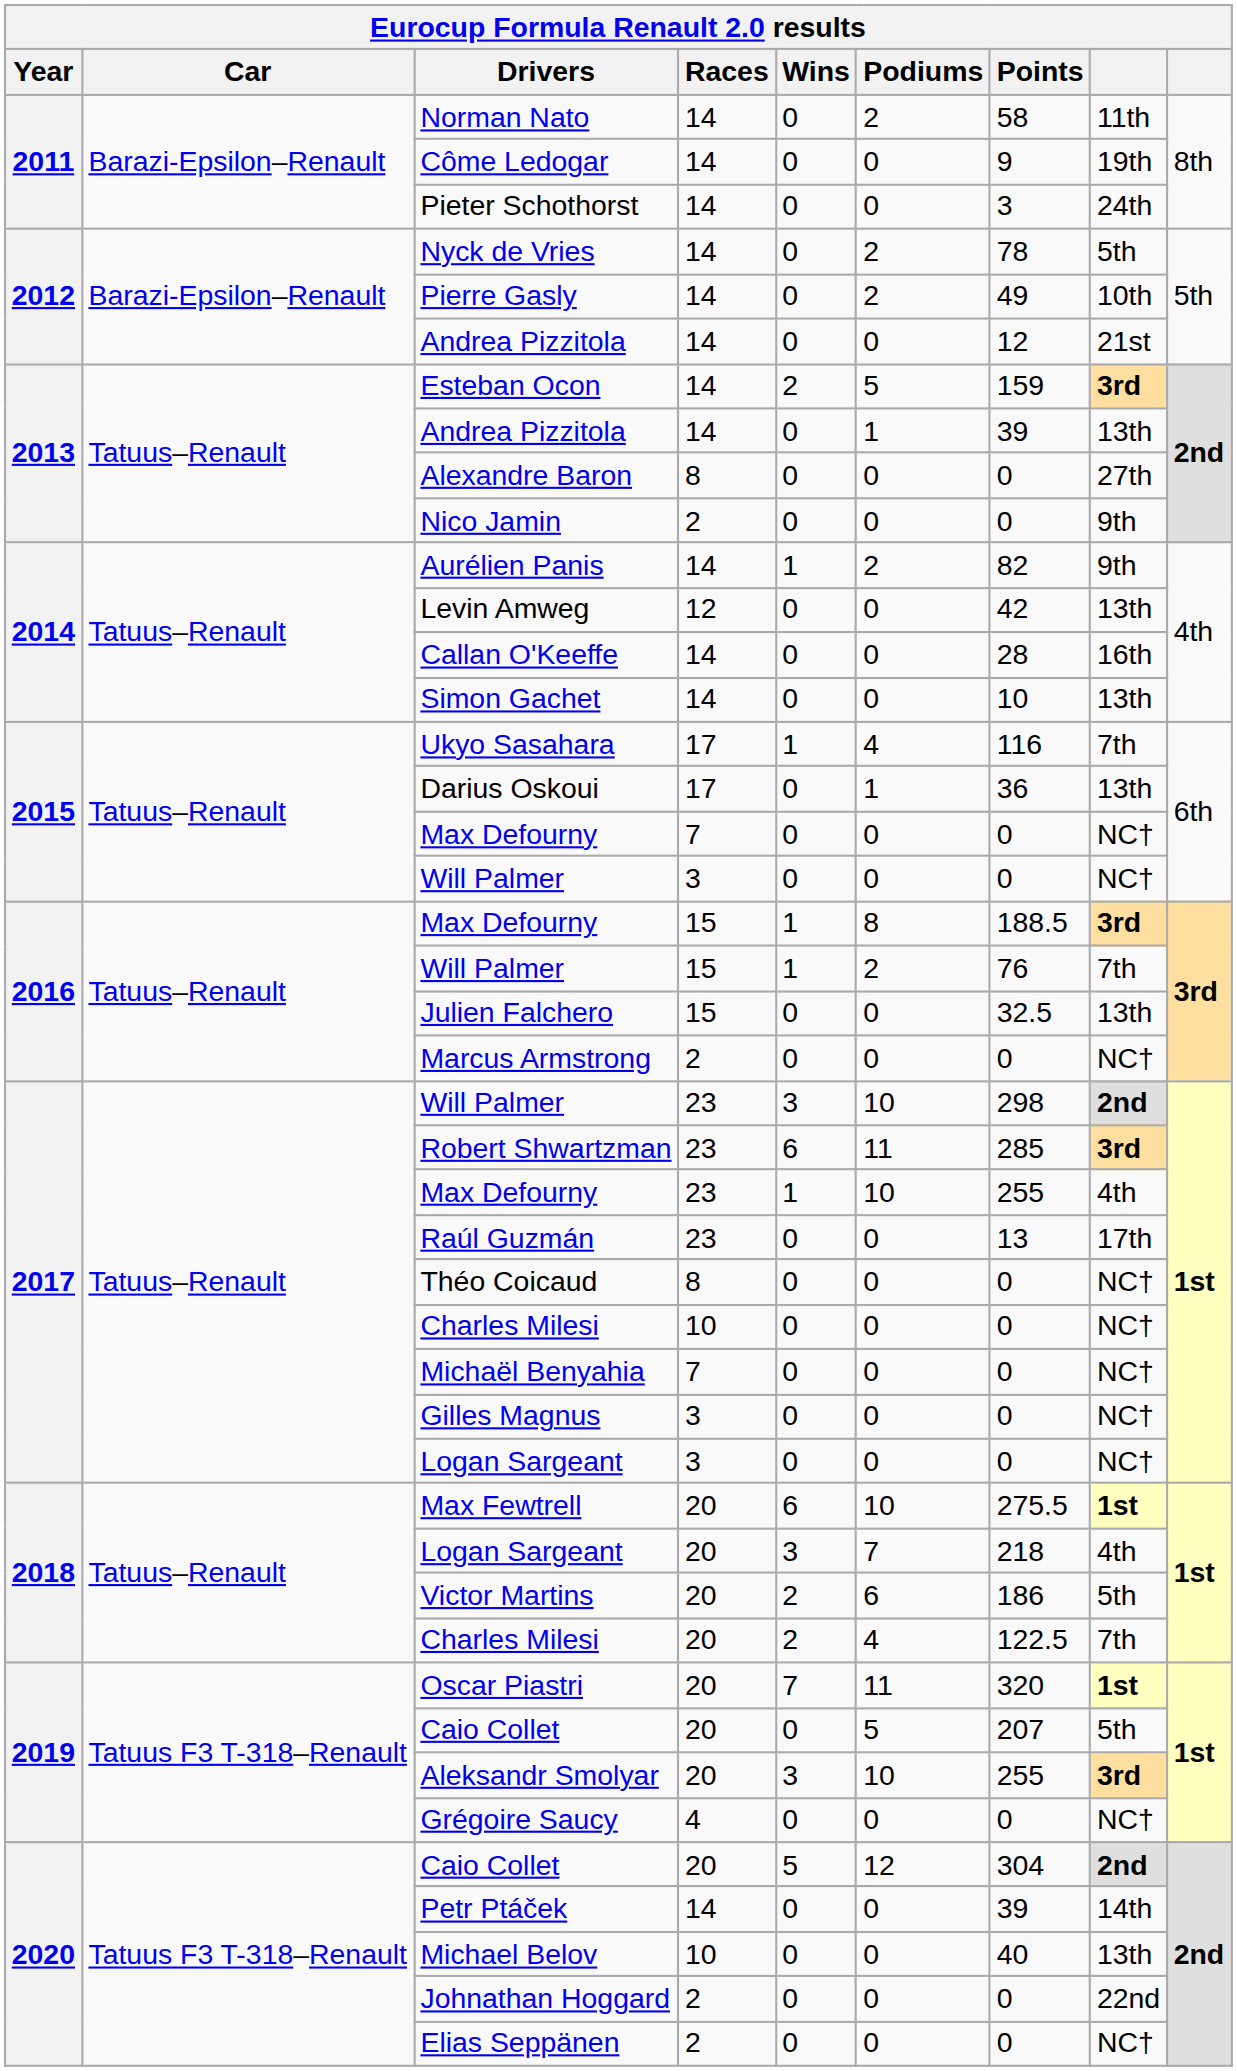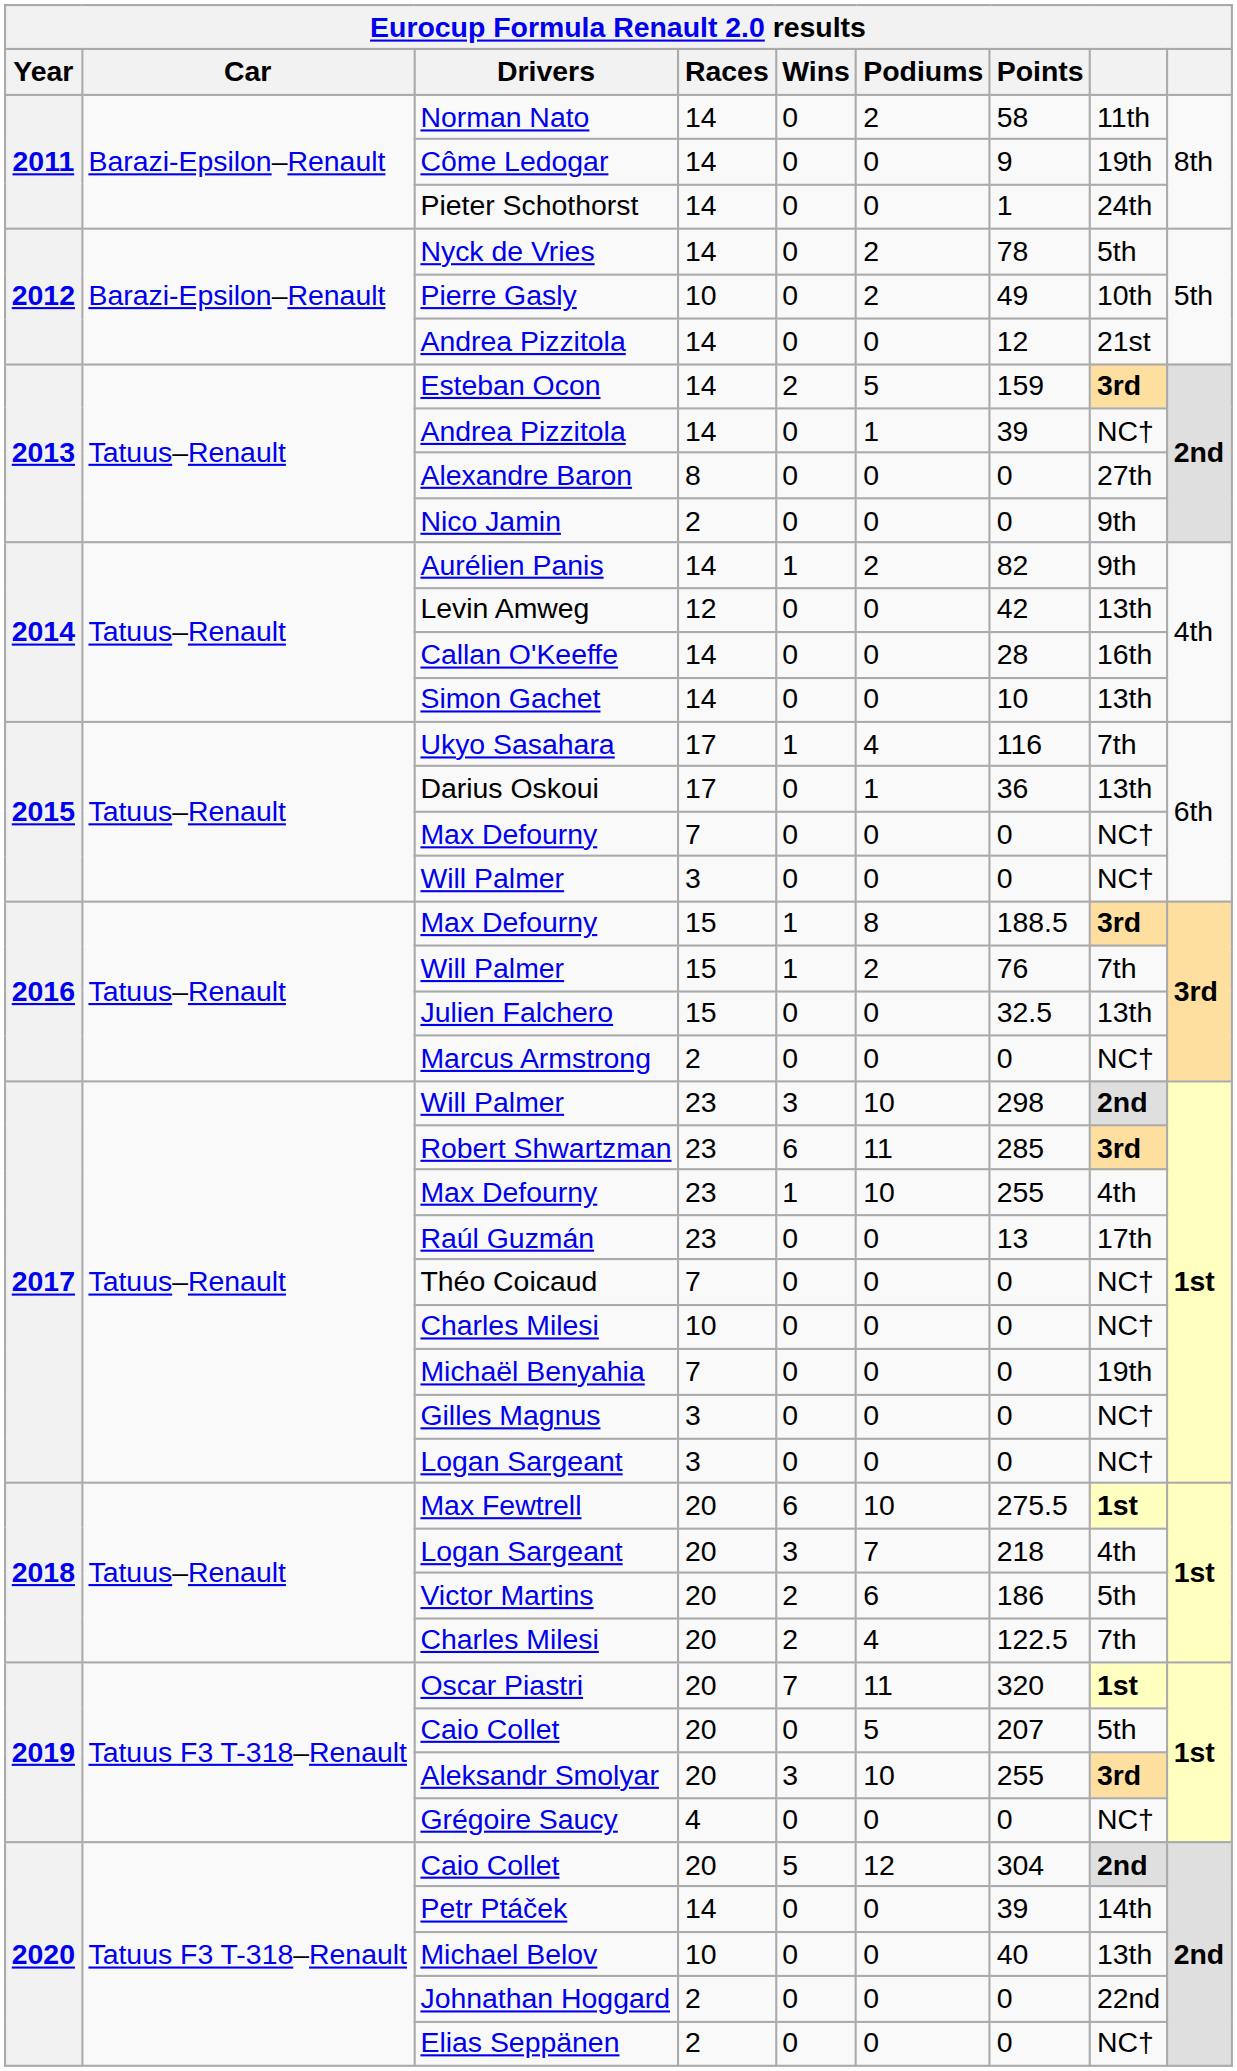(1005, 206) 3 -> (1005, 206) 1
(701, 296) 14 -> (701, 296) 10
(1125, 430) 13th -> (1125, 430) NC†
(693, 1282) 8 -> (693, 1282) 7
(1125, 1371) NC† -> (1125, 1371) 19th
